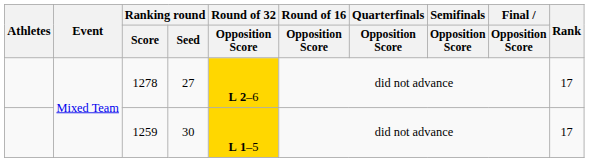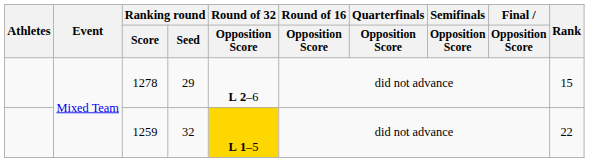(188, 83) 27 -> (188, 83) 29
(243, 97) gold background -> (243, 97) no background
(567, 83) 17 -> (567, 83) 15
(188, 132) 30 -> (188, 132) 32
(567, 132) 17 -> (567, 132) 22
